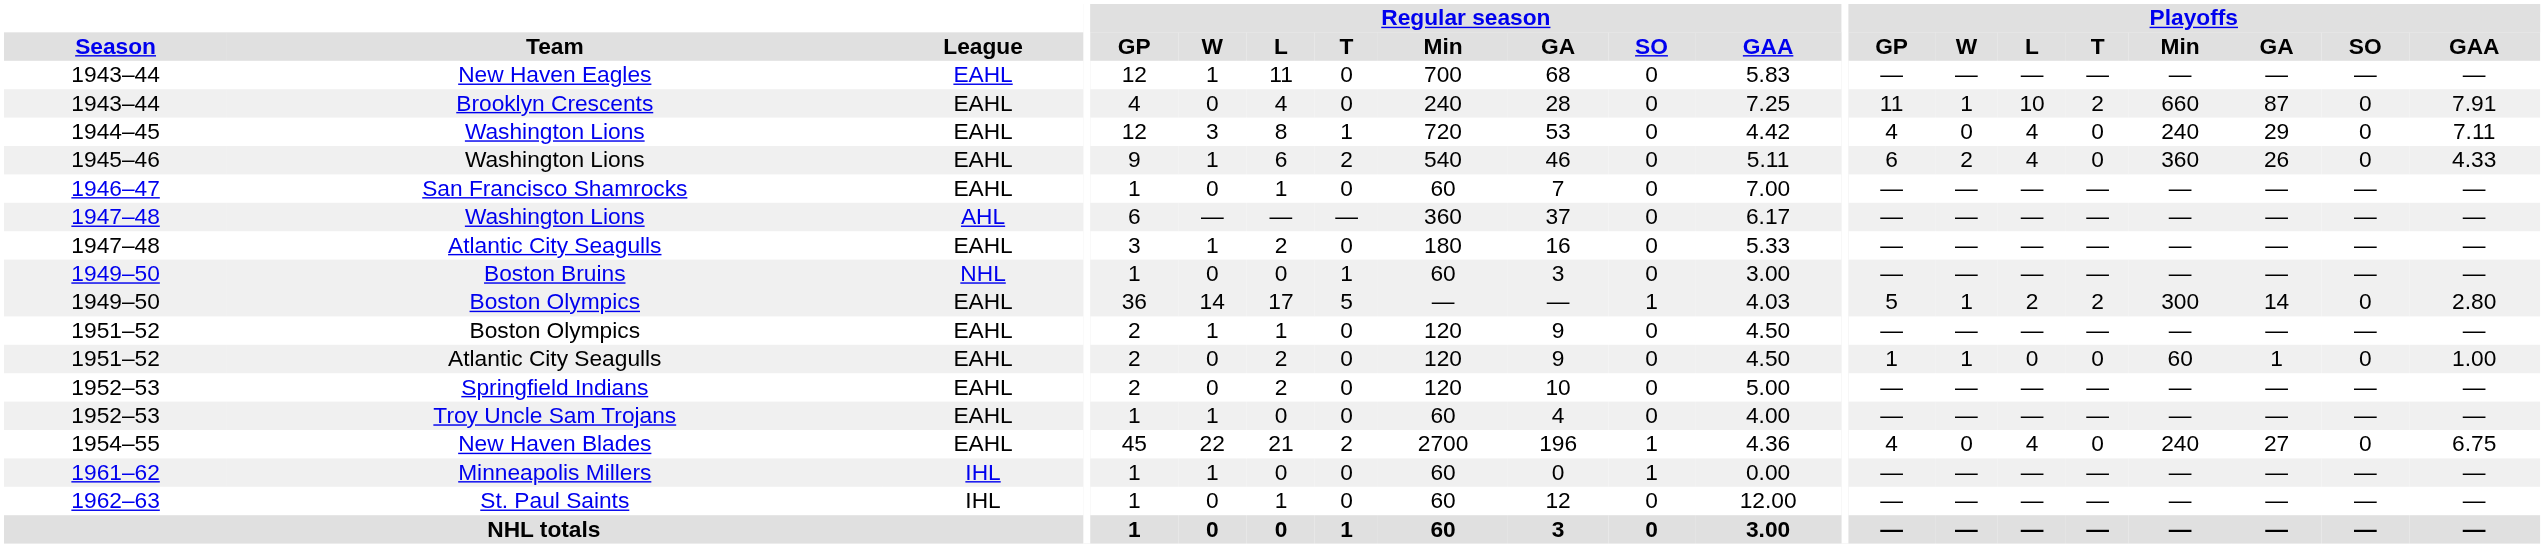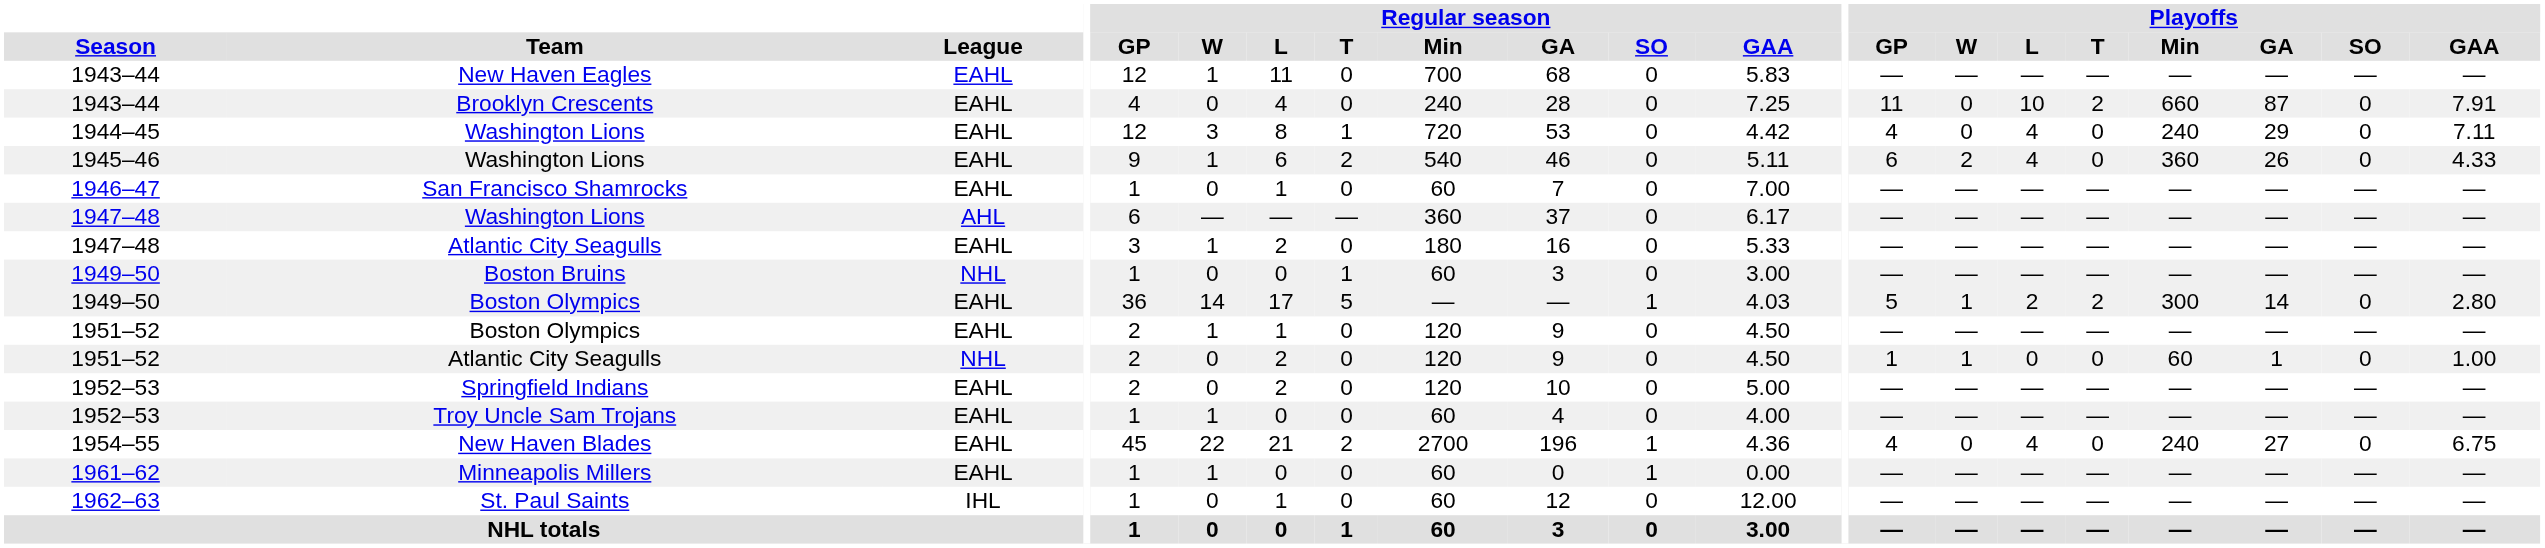(1966, 103) 1 -> (1966, 103) 0
(983, 358) EAHL -> (983, 358) NHL
(983, 472) IHL -> (983, 472) EAHL
